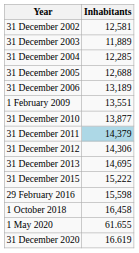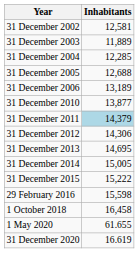- row: (38, 103)
+ row: (43, 164)
